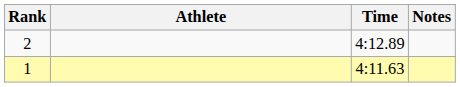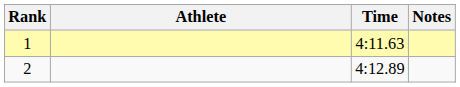rows swapped: (27, 69) <-> (27, 43)
